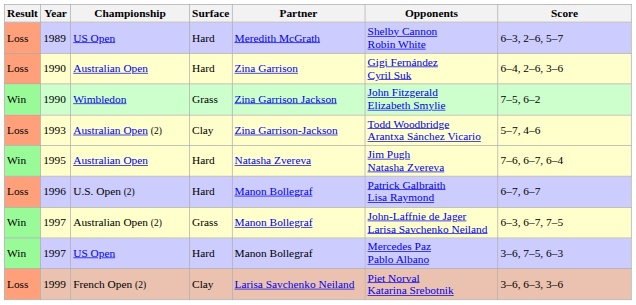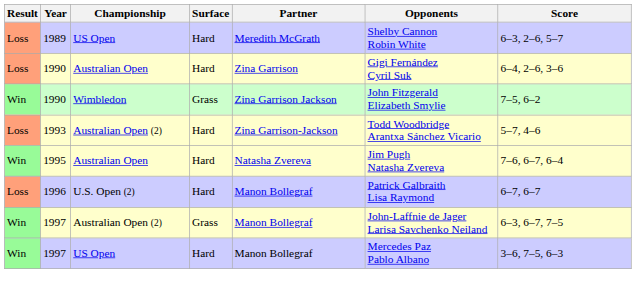(203, 130) Clay -> (203, 130) Hard
- row: (54, 284)
